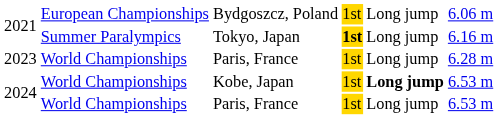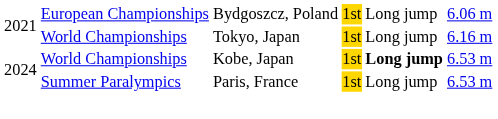(111, 36) Summer Paralympics -> (114, 36) World Championships
(352, 36) bold -> (352, 36) normal
- row: (20, 59)
(114, 103) World Championships -> (111, 81) Summer Paralympics
